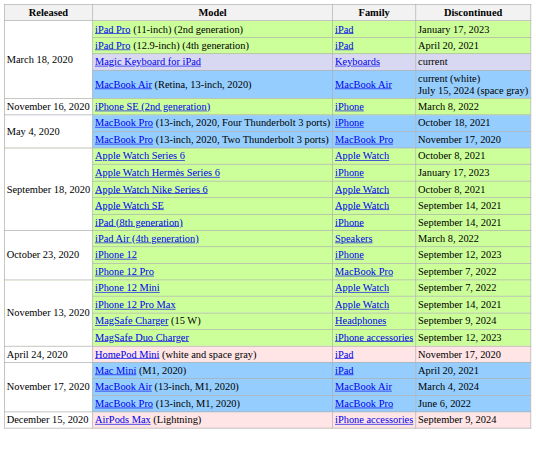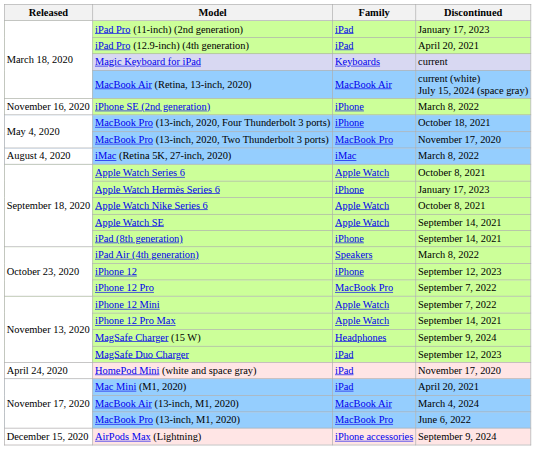+ row: (163, 156)
(374, 337) iPhone accessories -> (344, 354) iPad
